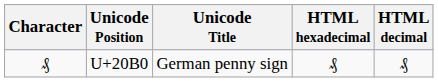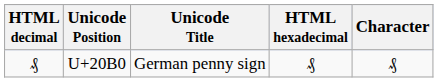columns swapped: (45, 27) <-> (404, 27)
